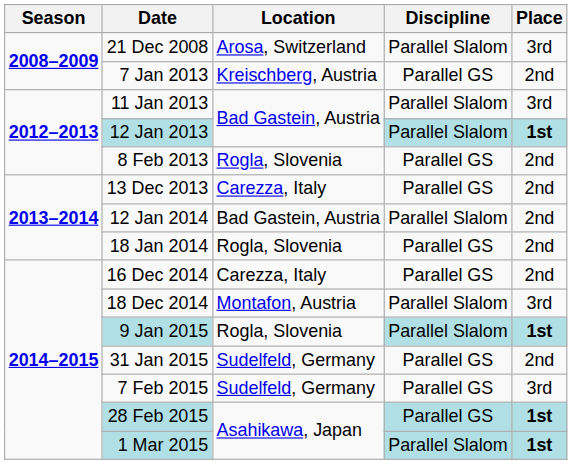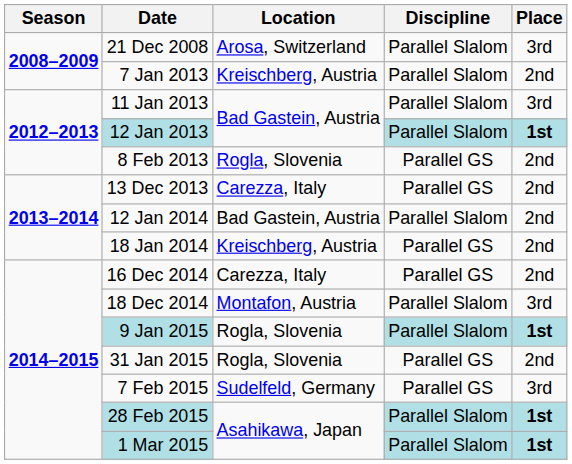(448, 75) Parallel GS -> (448, 75) Parallel Slalom
(279, 246) Rogla, Slovenia -> (297, 246) Kreischberg, Austria
(296, 359) Sudelfeld, Germany -> (279, 359) Rogla, Slovenia
(448, 416) Parallel GS -> (448, 416) Parallel Slalom
